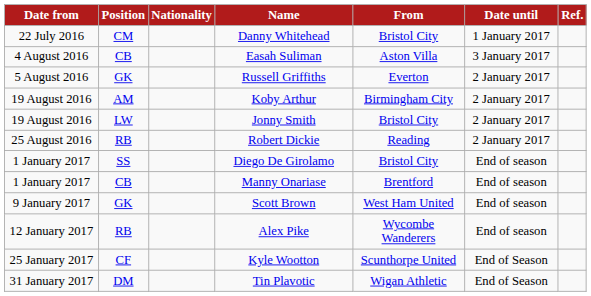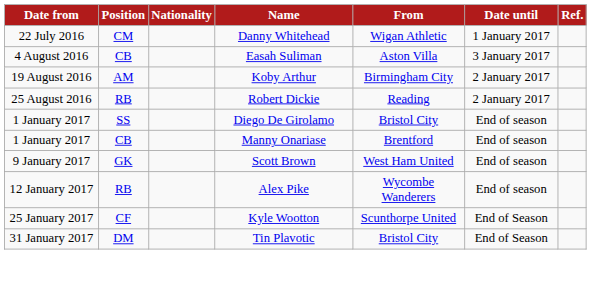(408, 36) Bristol City -> (408, 36) Wigan Athletic
- row: (284, 78)
- row: (284, 119)
(408, 281) Wigan Athletic -> (408, 239) Bristol City
